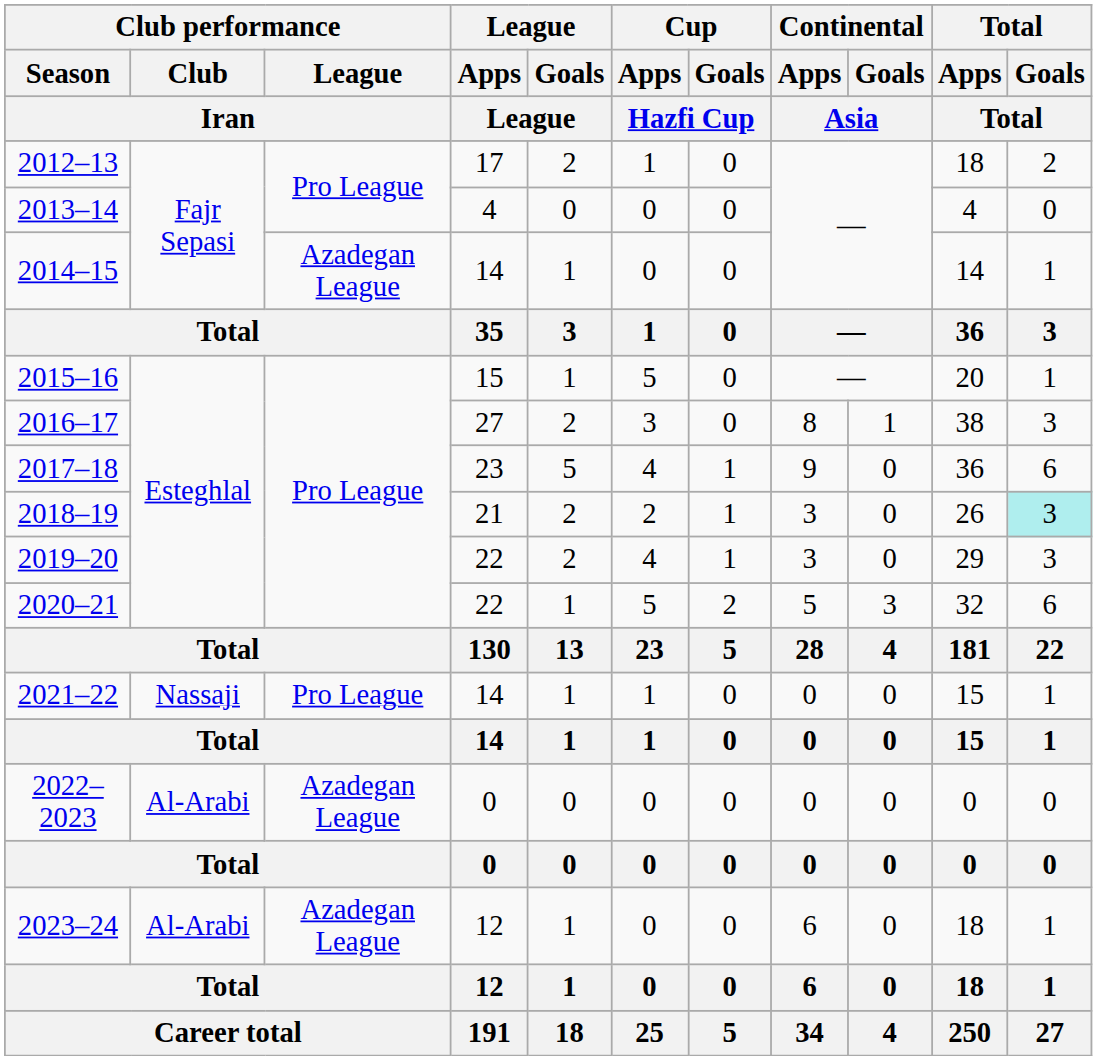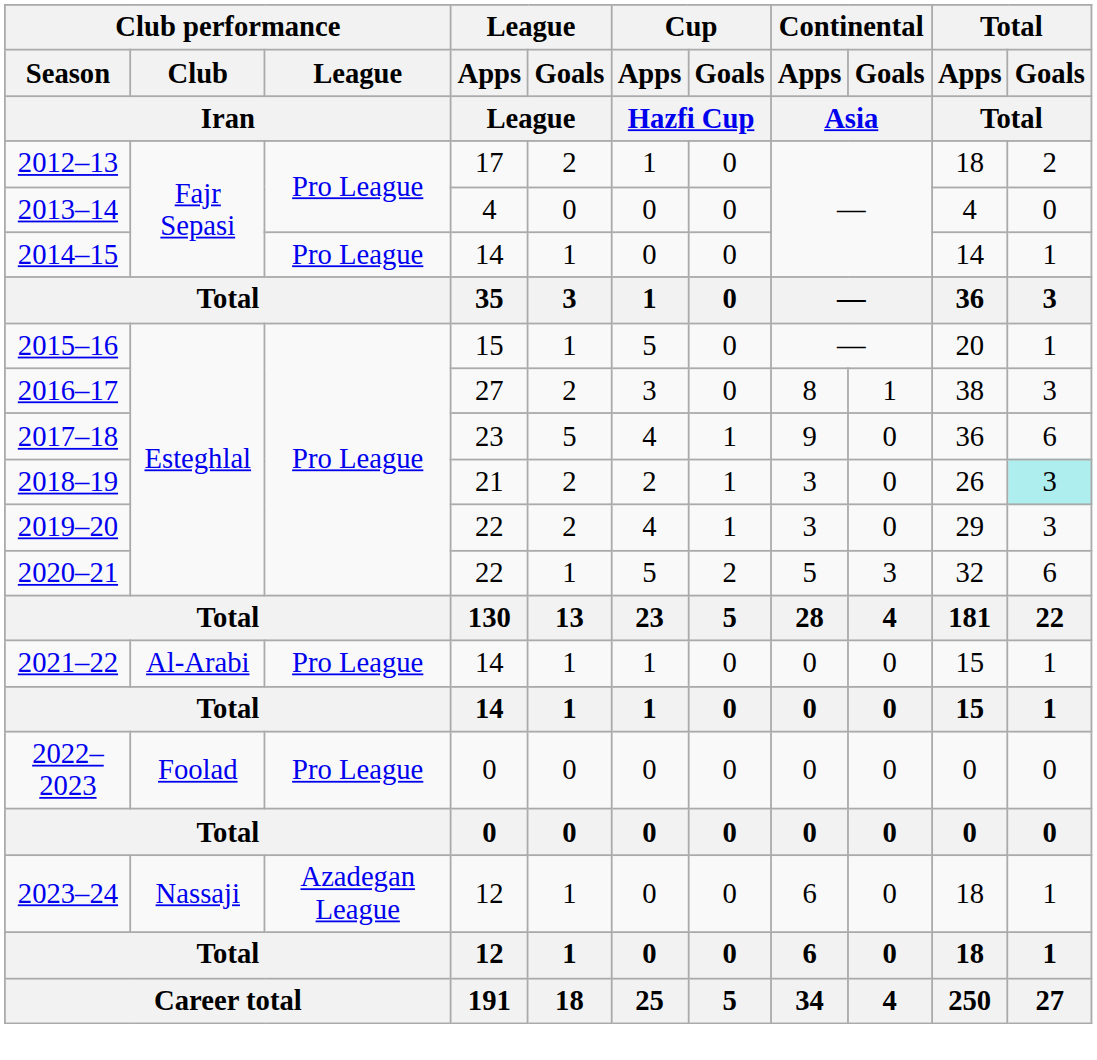(358, 270) Azadegan League -> (358, 254) Pro League
(198, 695) Nassaji -> (198, 663) Al-Arabi
(198, 802) Al-Arabi -> (198, 770) Foolad
(358, 802) Azadegan League -> (358, 770) Pro League
(198, 925) Al-Arabi -> (198, 893) Nassaji
